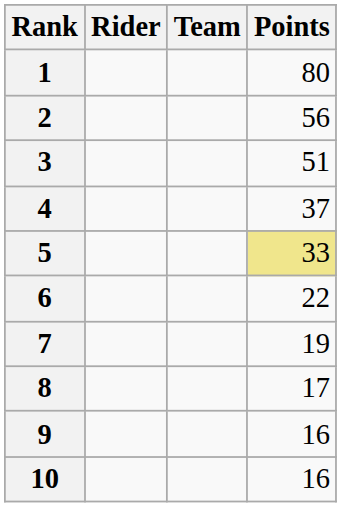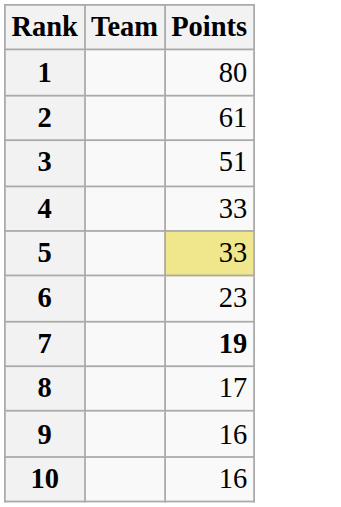- column: (126, 27)
(316, 117) 56 -> (233, 117) 61
(316, 207) 37 -> (233, 207) 33
(316, 298) 22 -> (233, 298) 23
(316, 343) normal -> (233, 343) bold
